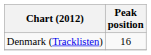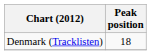(126, 41) 16 -> (126, 41) 18
